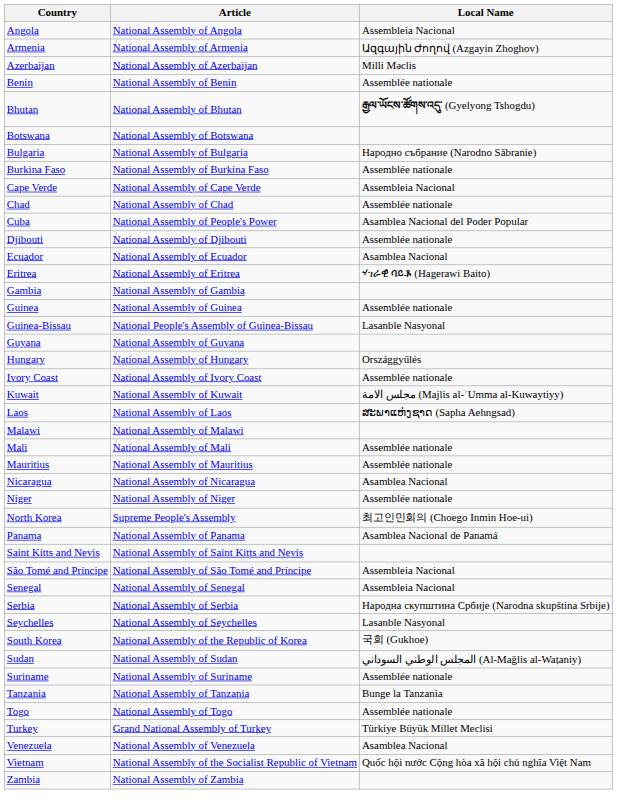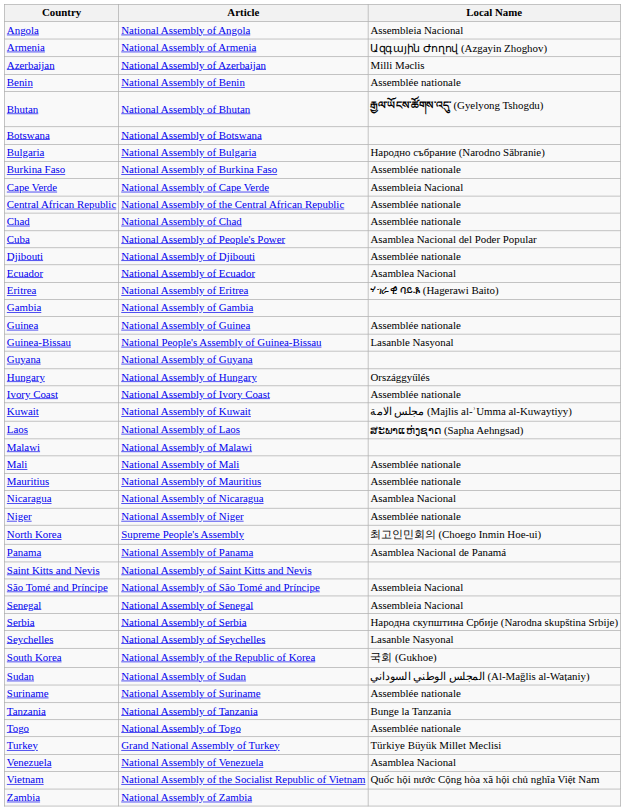+ row: (62, 204)
